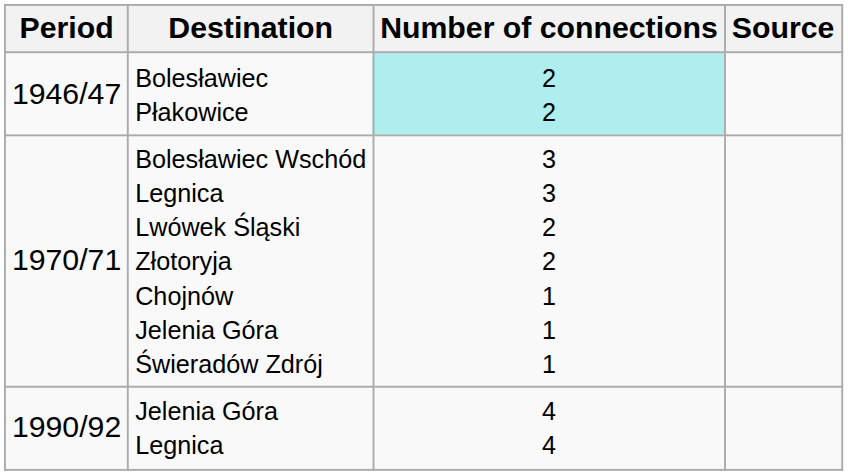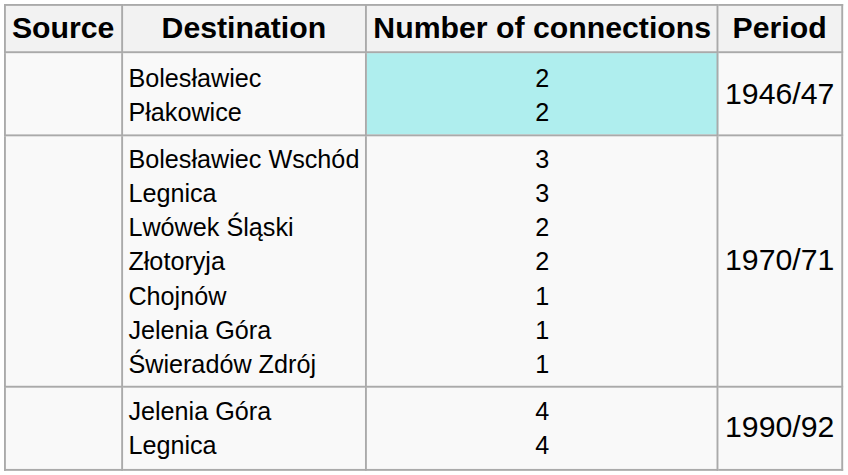columns swapped: (67, 28) <-> (783, 28)
